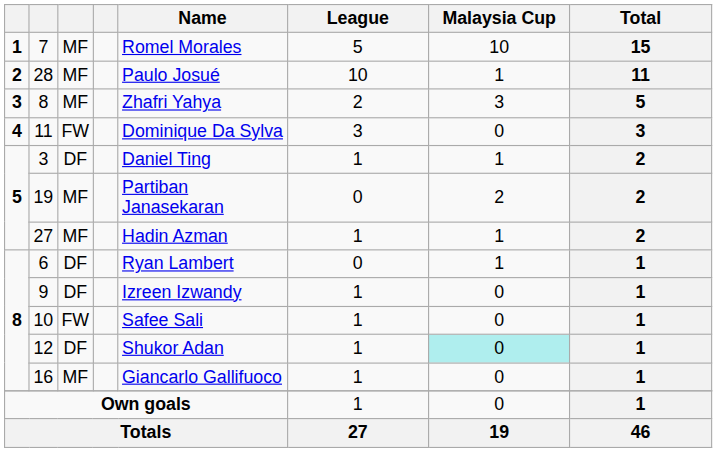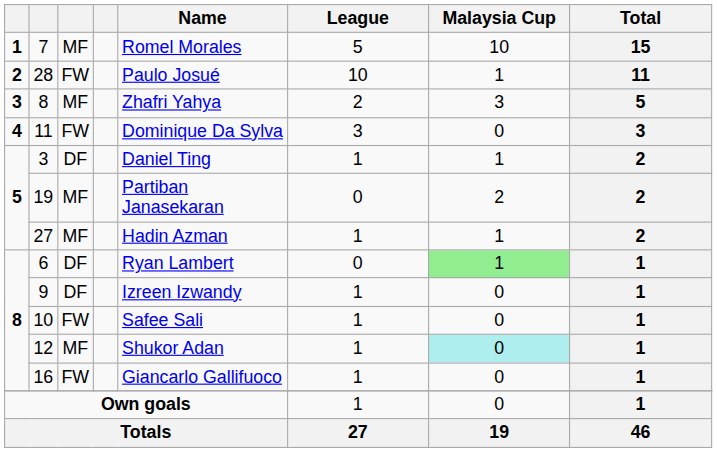(75, 74) MF -> (75, 74) FW
(499, 263) no background -> (499, 263) lightgreen background
(75, 348) DF -> (75, 348) MF
(75, 376) MF -> (75, 376) FW
